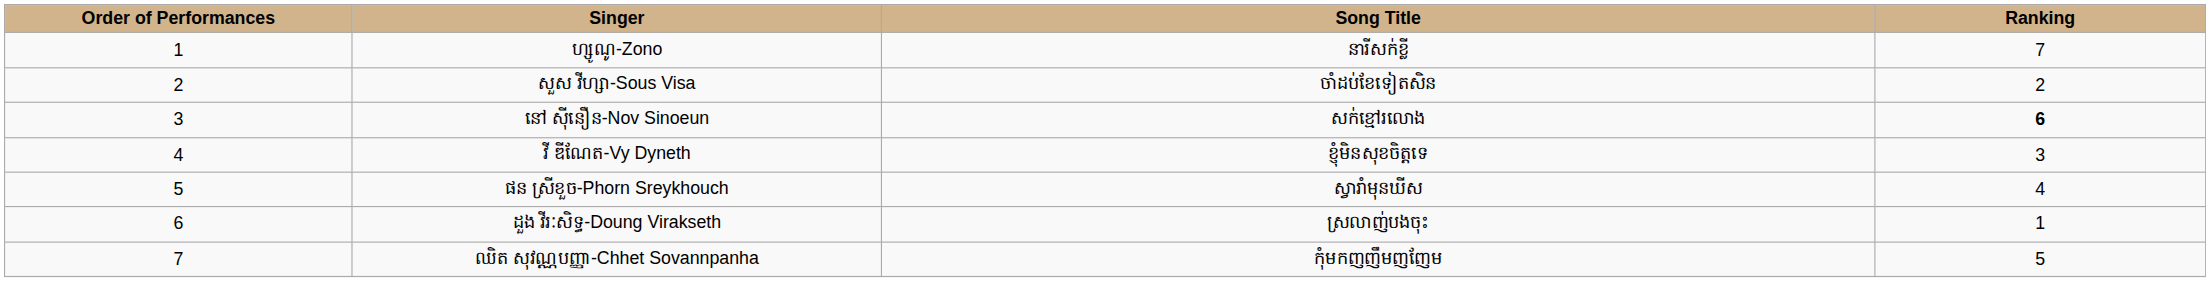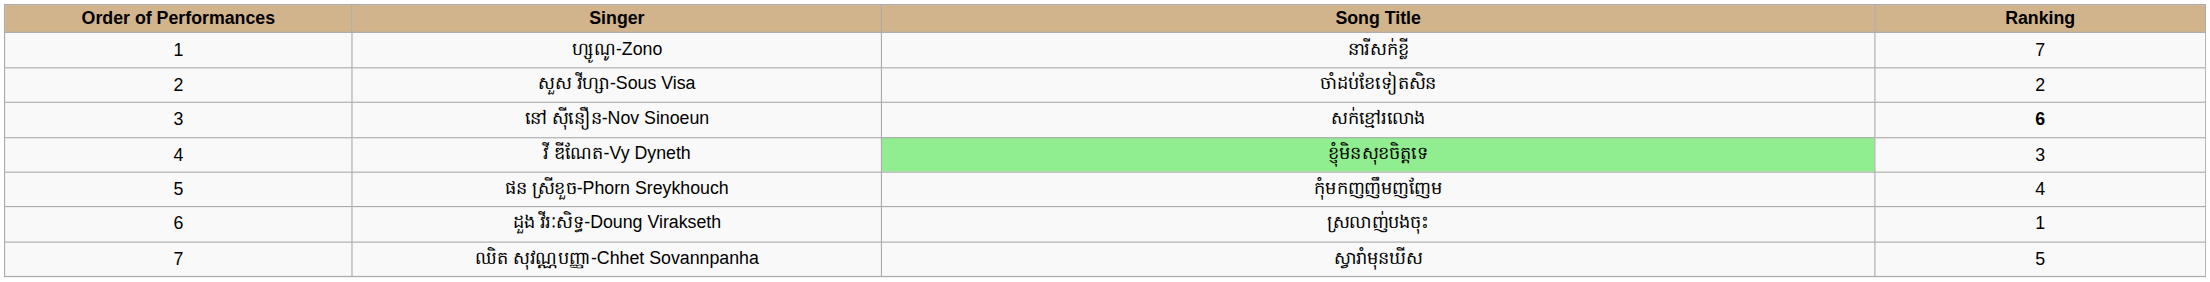(1378, 153) no background -> (1378, 153) lightgreen background
(1378, 188) ស្វារាំមុនឃីស -> (1378, 188) កុំមកញញឹមញញែម
(1378, 257) កុំមកញញឹមញញែម -> (1378, 257) ស្វារាំមុនឃីស
